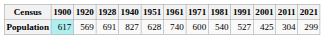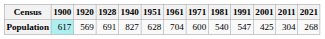(177, 27) 740 -> (177, 27) 704
(244, 27) 527 -> (244, 27) 547
(311, 27) 299 -> (311, 27) 268
